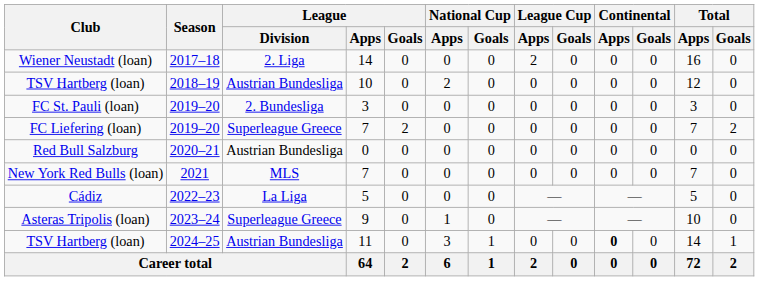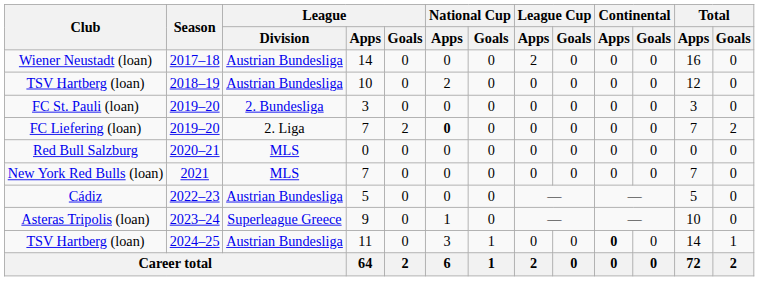(284, 60) 2. Liga -> (284, 60) Austrian Bundesliga
(284, 128) Superleague Greece -> (284, 128) 2. Liga
(447, 128) normal -> (447, 128) bold
(284, 151) Austrian Bundesliga -> (284, 151) MLS
(284, 196) La Liga -> (284, 196) Austrian Bundesliga
